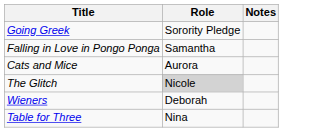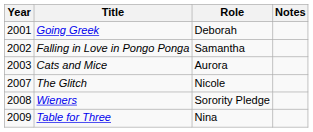+ column: (19, 13)
(203, 30) Sorority Pledge -> (216, 30) Deborah
(180, 83) lightgrey background -> (210, 83) no background
(186, 100) Deborah -> (232, 100) Sorority Pledge
